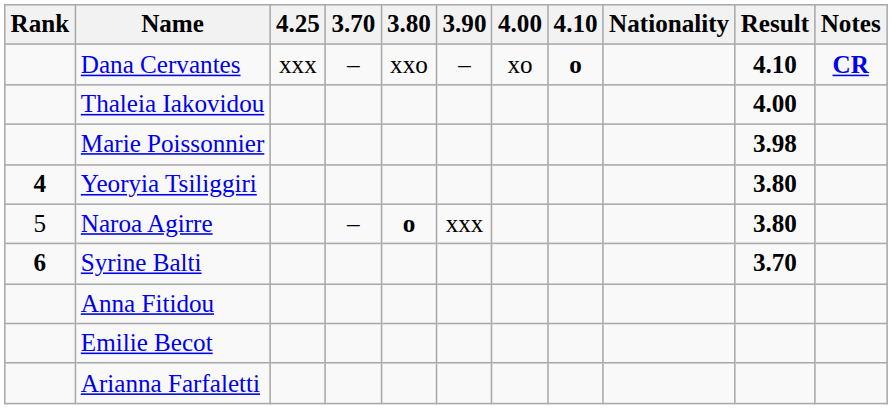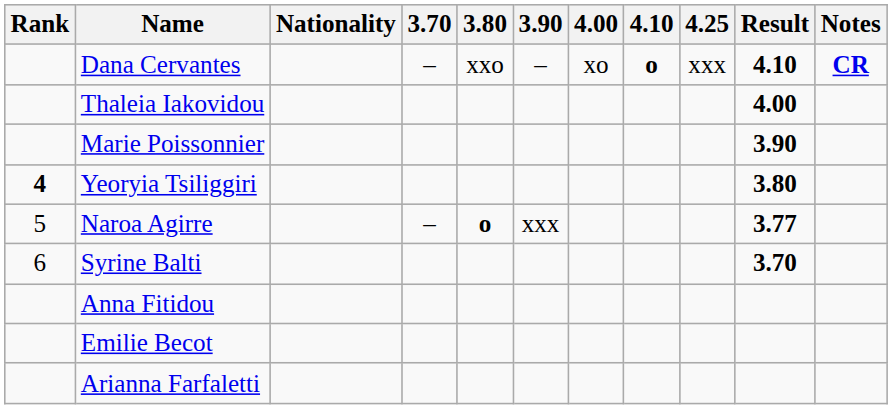columns swapped: (669, 24) <-> (298, 24)
(775, 143) 3.98 -> (775, 143) 3.90
(775, 223) 3.80 -> (775, 223) 3.77
(40, 263) bold -> (40, 263) normal
